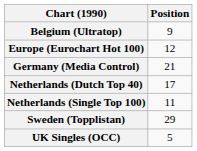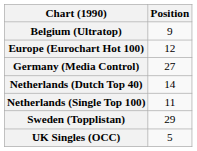(170, 66) 21 -> (170, 66) 27
(170, 84) 17 -> (170, 84) 14
